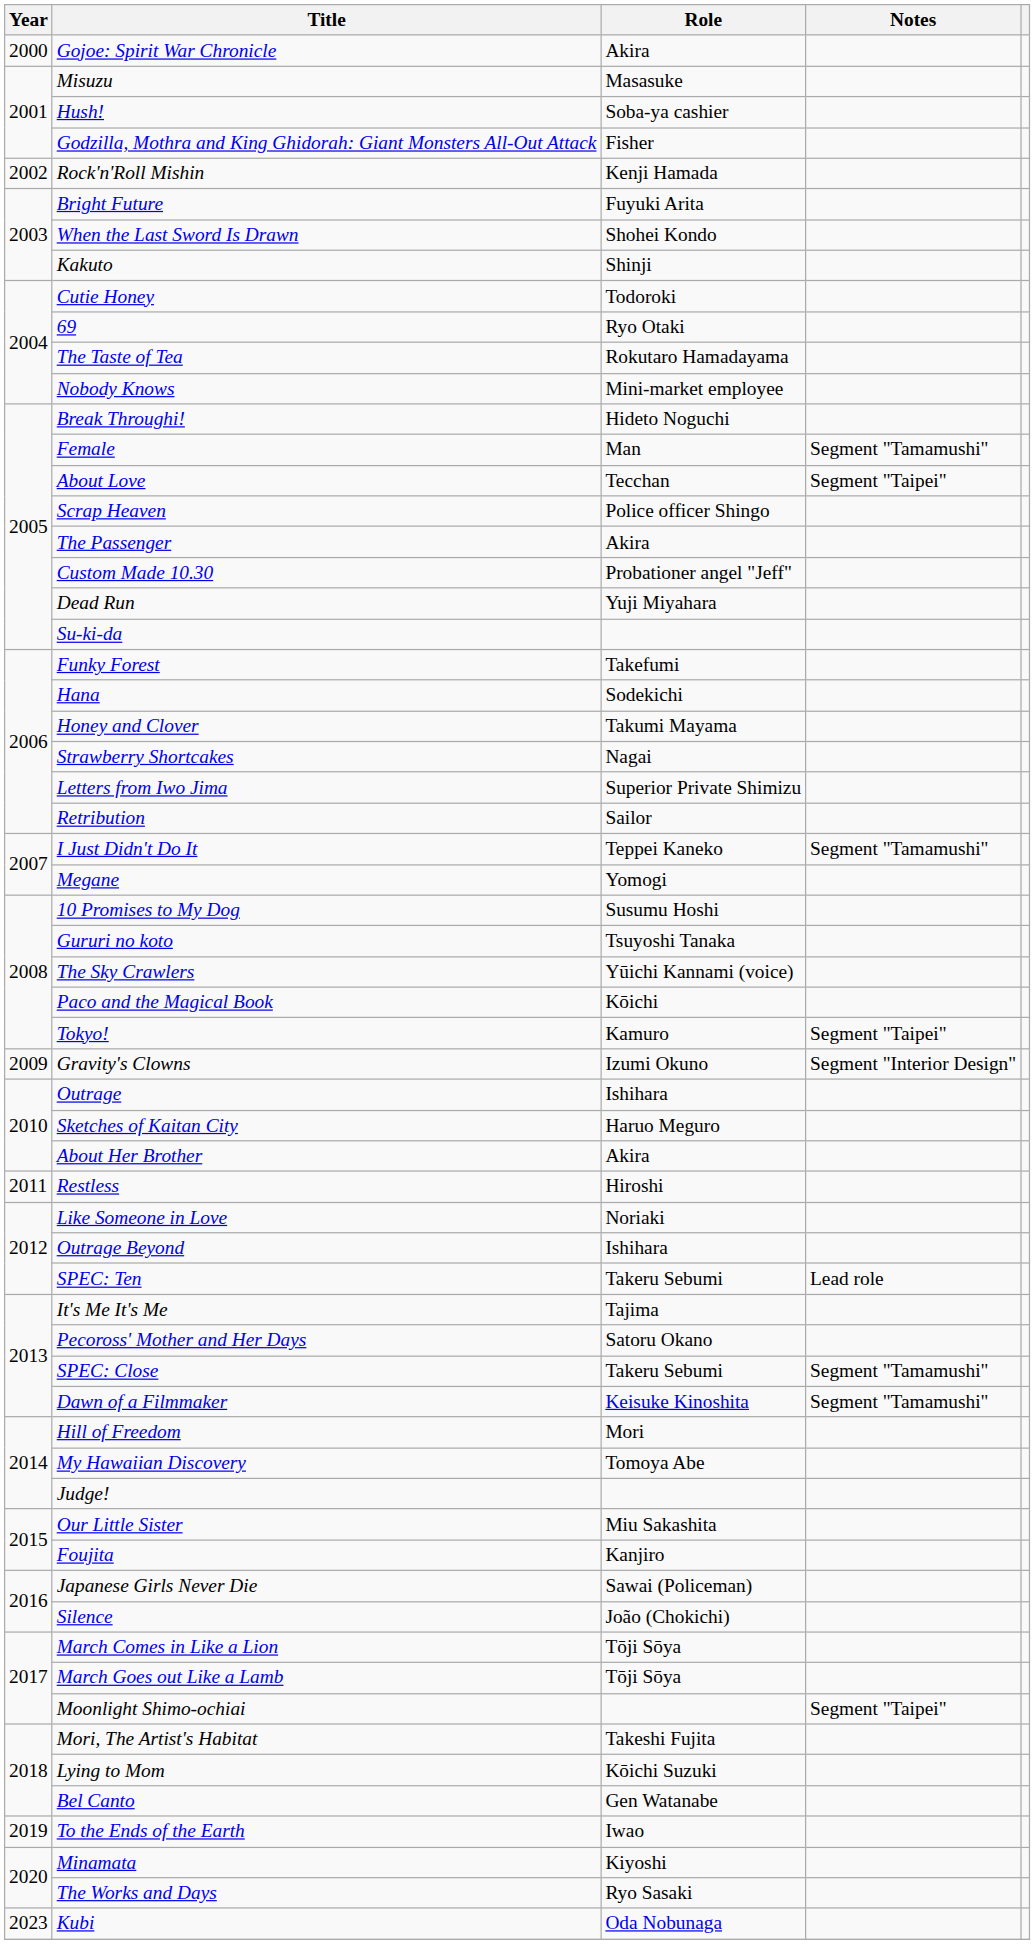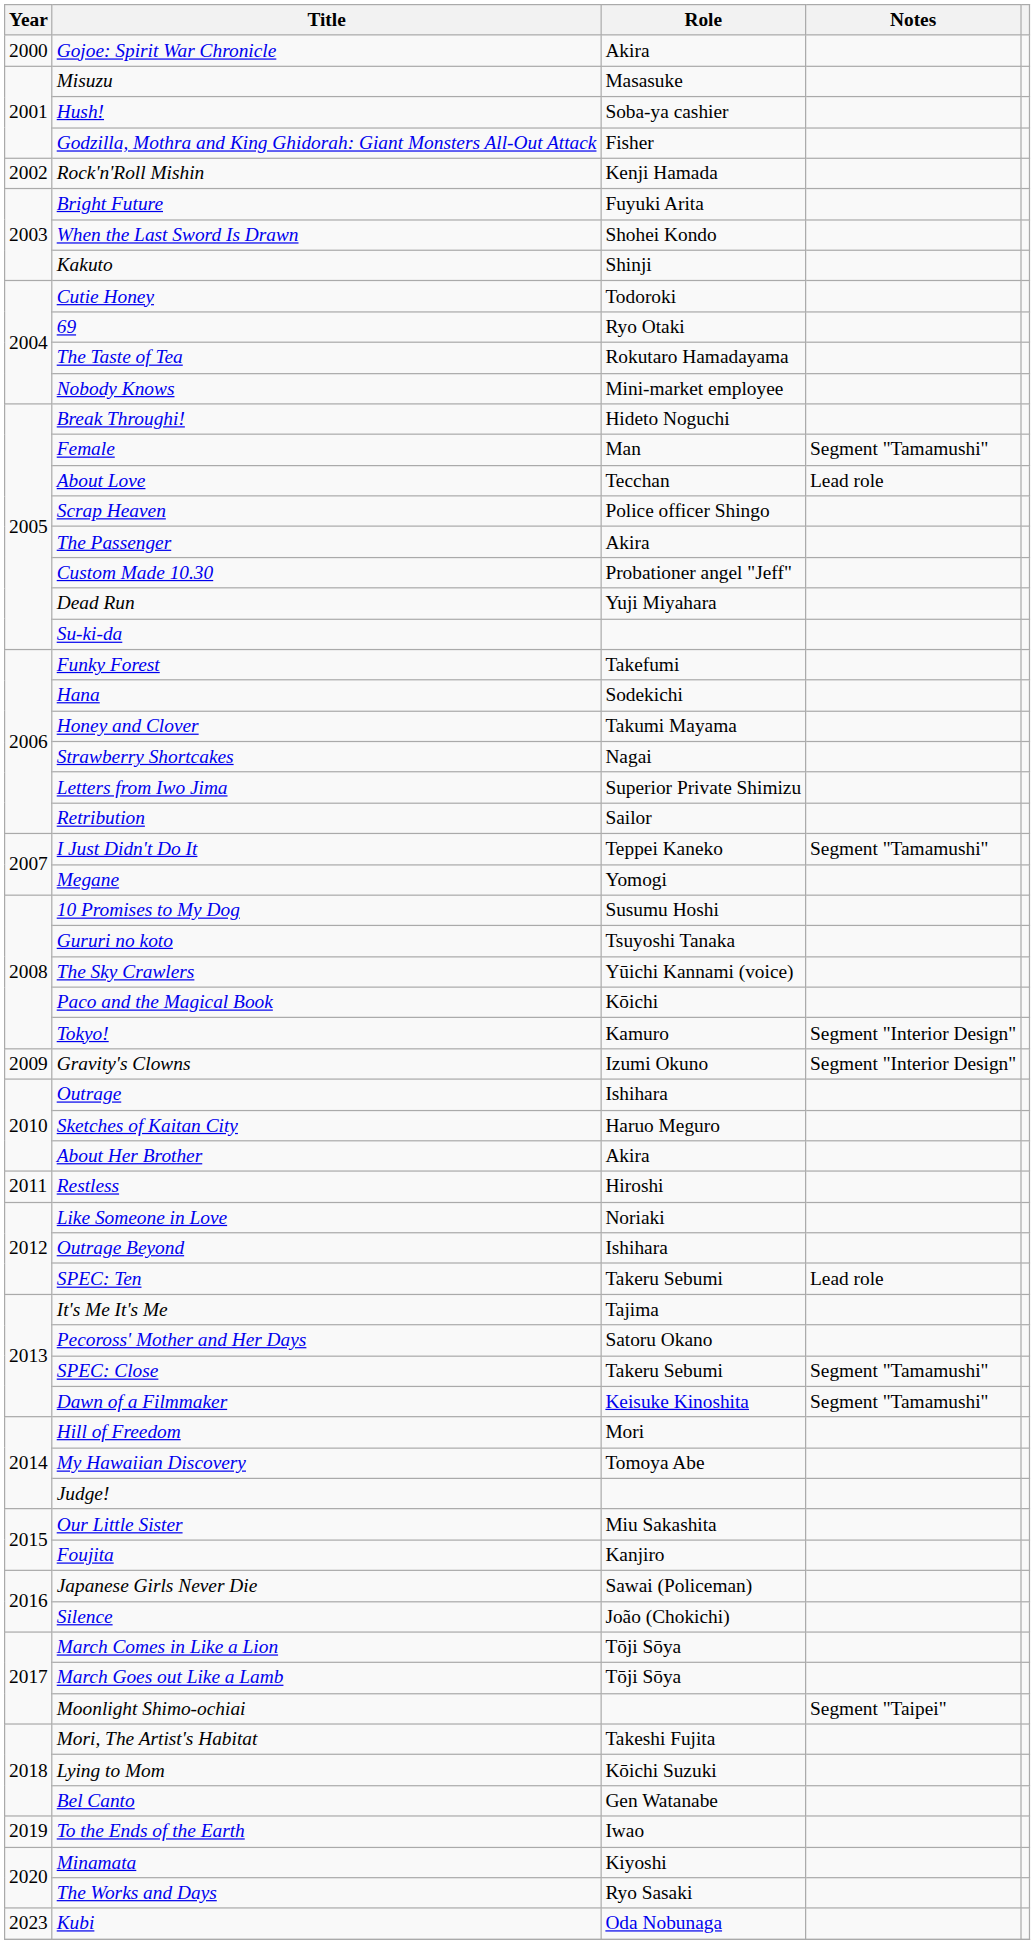(878, 480) Segment "Taipei" -> (847, 480) Lead role
(878, 1033) Segment "Taipei" -> (913, 1033) Segment "Interior Design"
